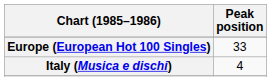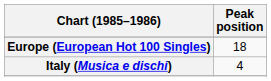(240, 47) 33 -> (240, 47) 18
